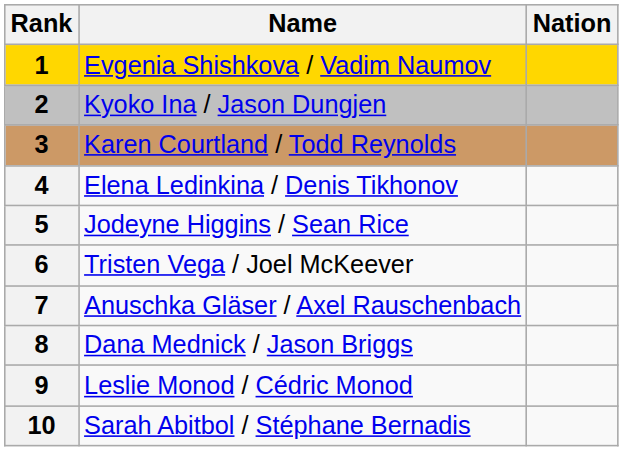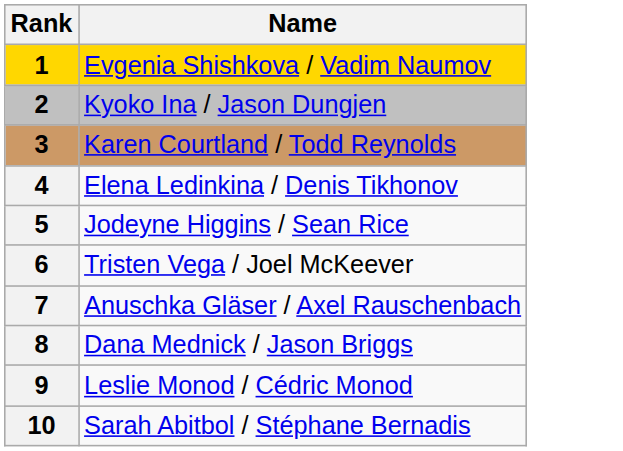- column: (572, 24)
